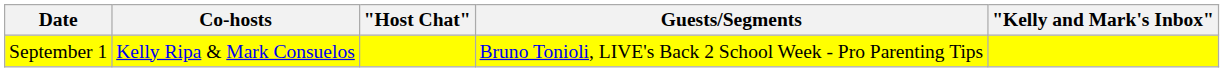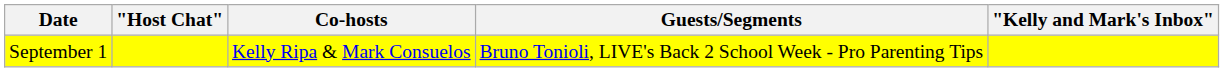columns swapped: (235, 19) <-> (417, 19)
